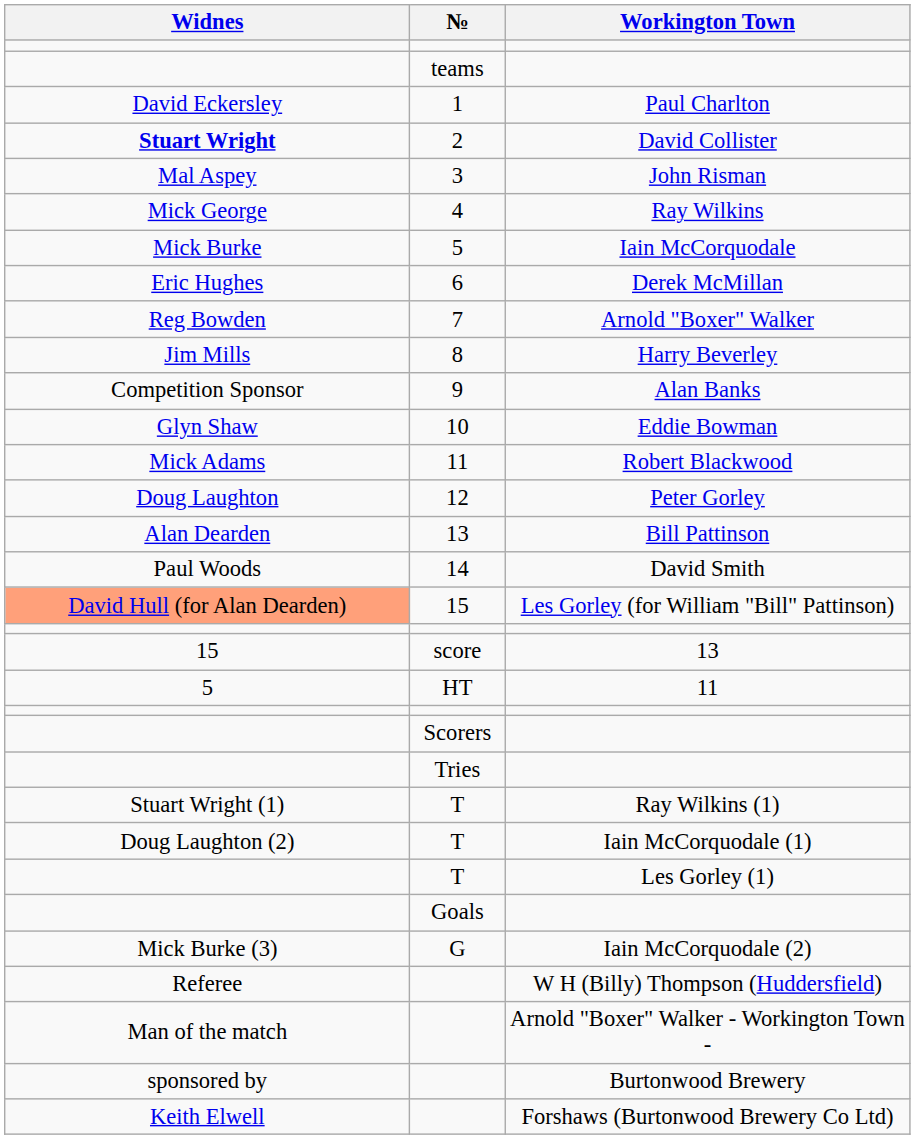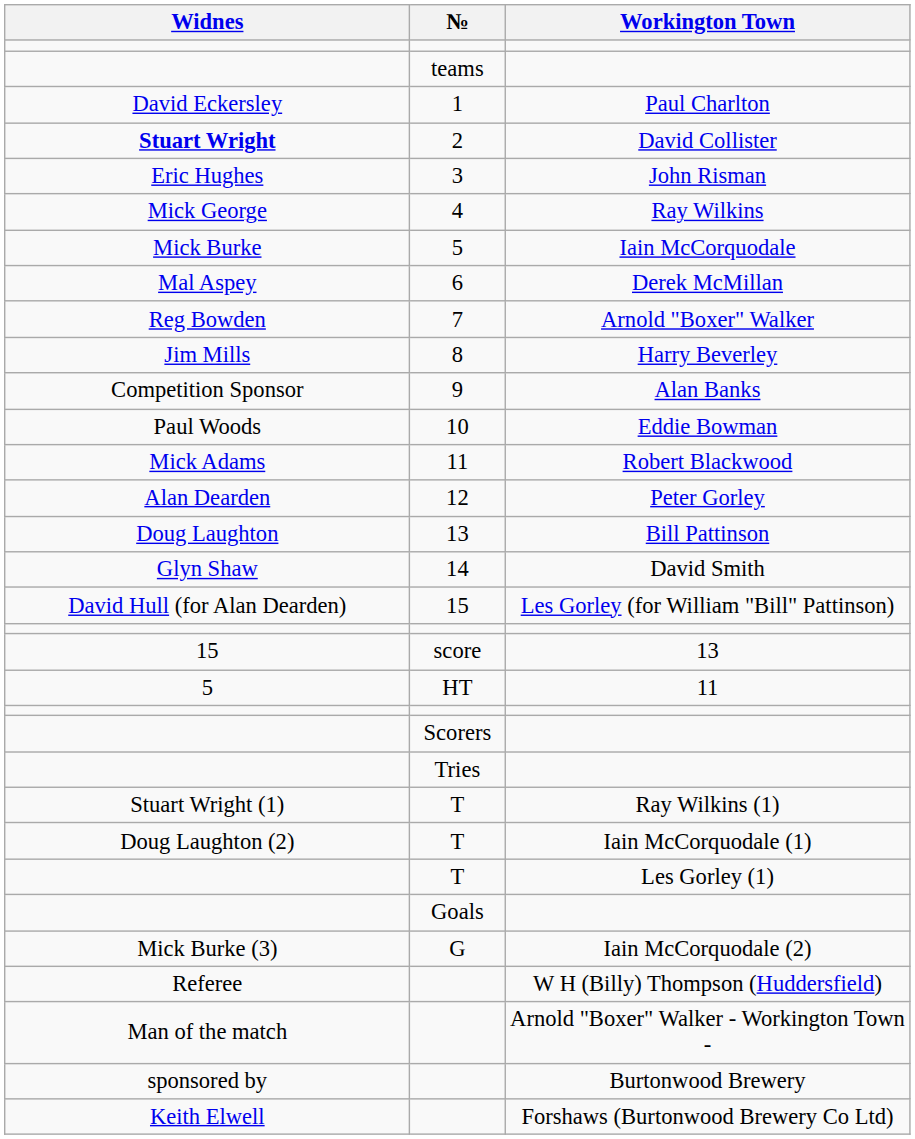(207, 175) Mal Aspey -> (207, 175) Eric Hughes
(207, 283) Eric Hughes -> (207, 283) Mal Aspey
(207, 426) Glyn Shaw -> (207, 426) Paul Woods
(207, 497) Doug Laughton -> (207, 497) Alan Dearden
(207, 533) Alan Dearden -> (207, 533) Doug Laughton
(207, 569) Paul Woods -> (207, 569) Glyn Shaw
(207, 605) lightsalmon background -> (207, 605) no background
